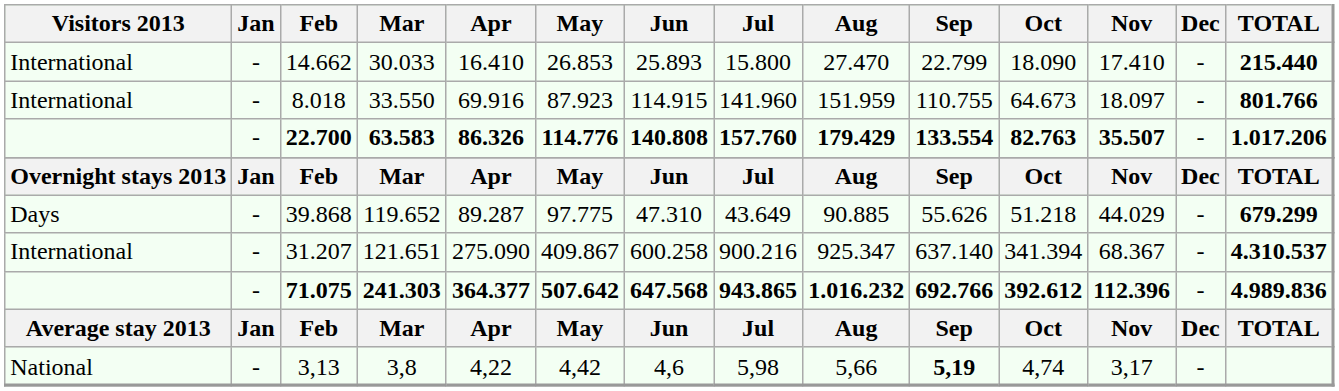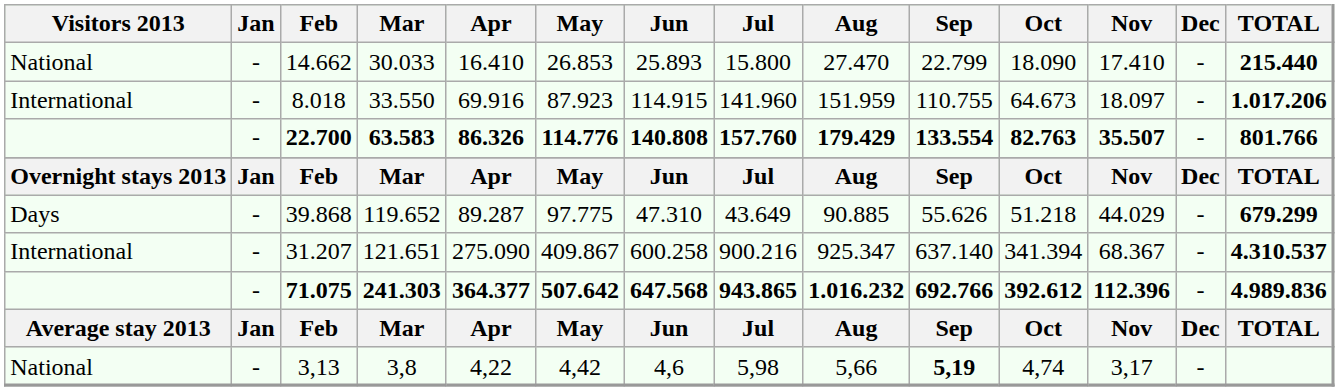(72, 61) International -> (52, 61) National
(1279, 99) 801.766 -> (1279, 99) 1.017.206
(1279, 137) 1.017.206 -> (1279, 137) 801.766
